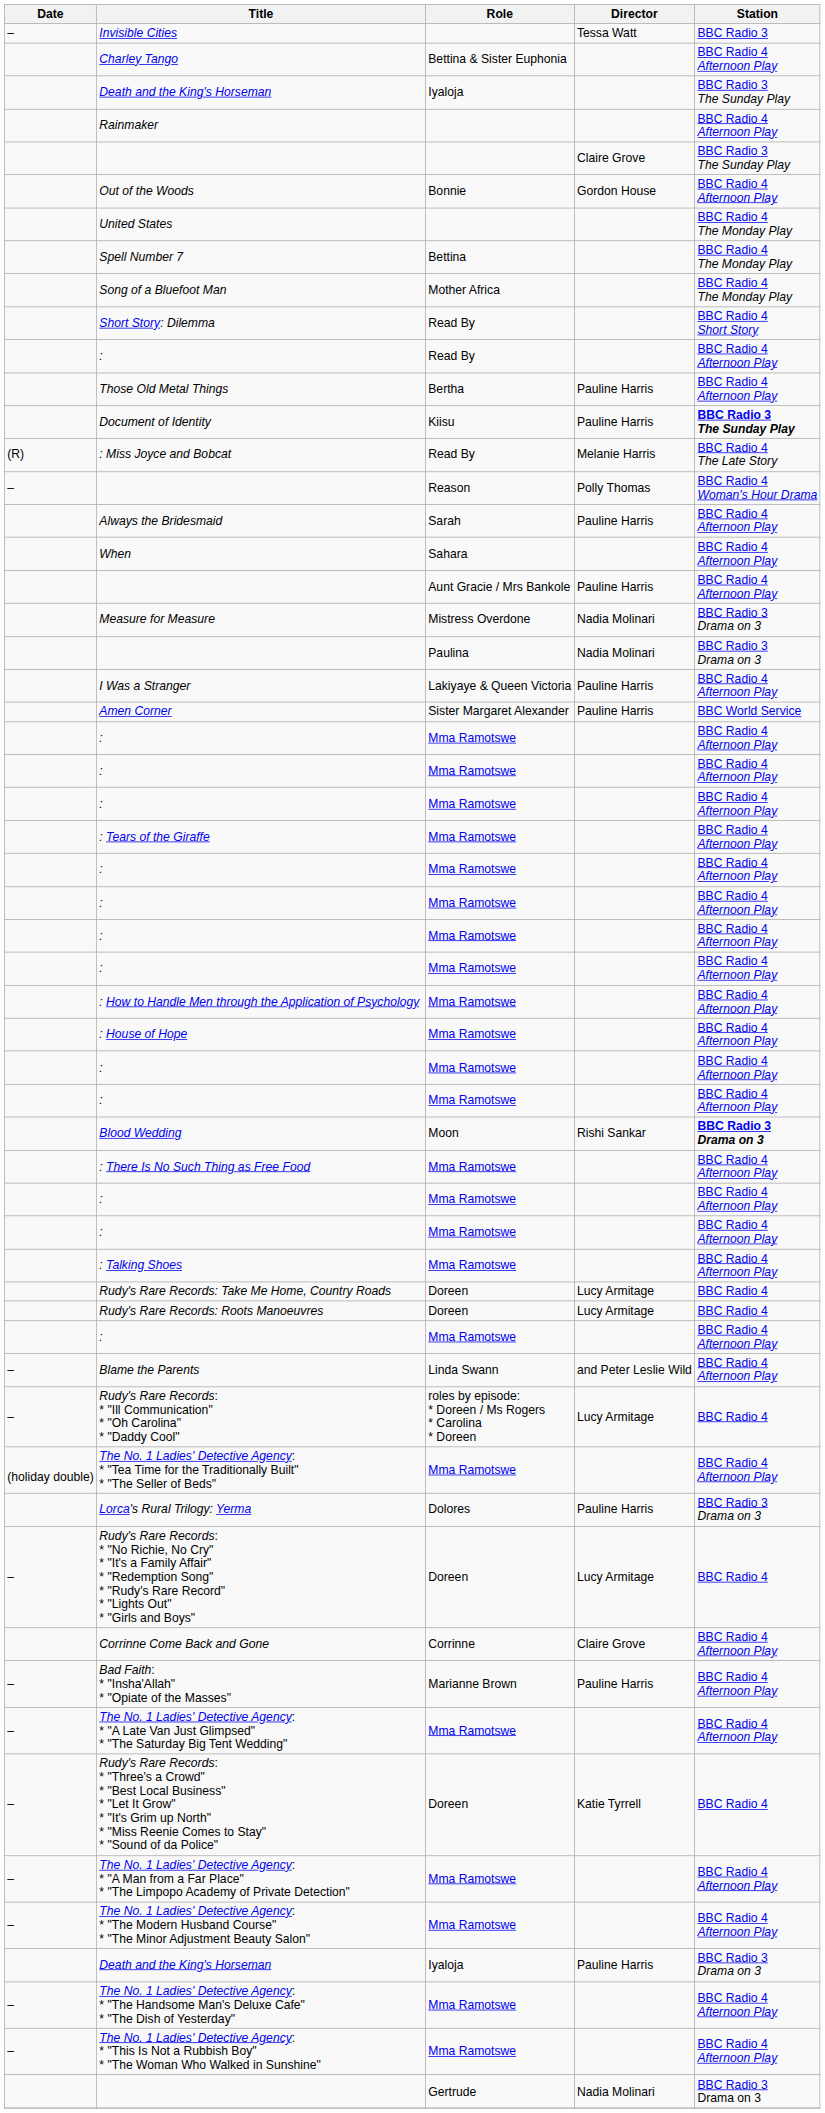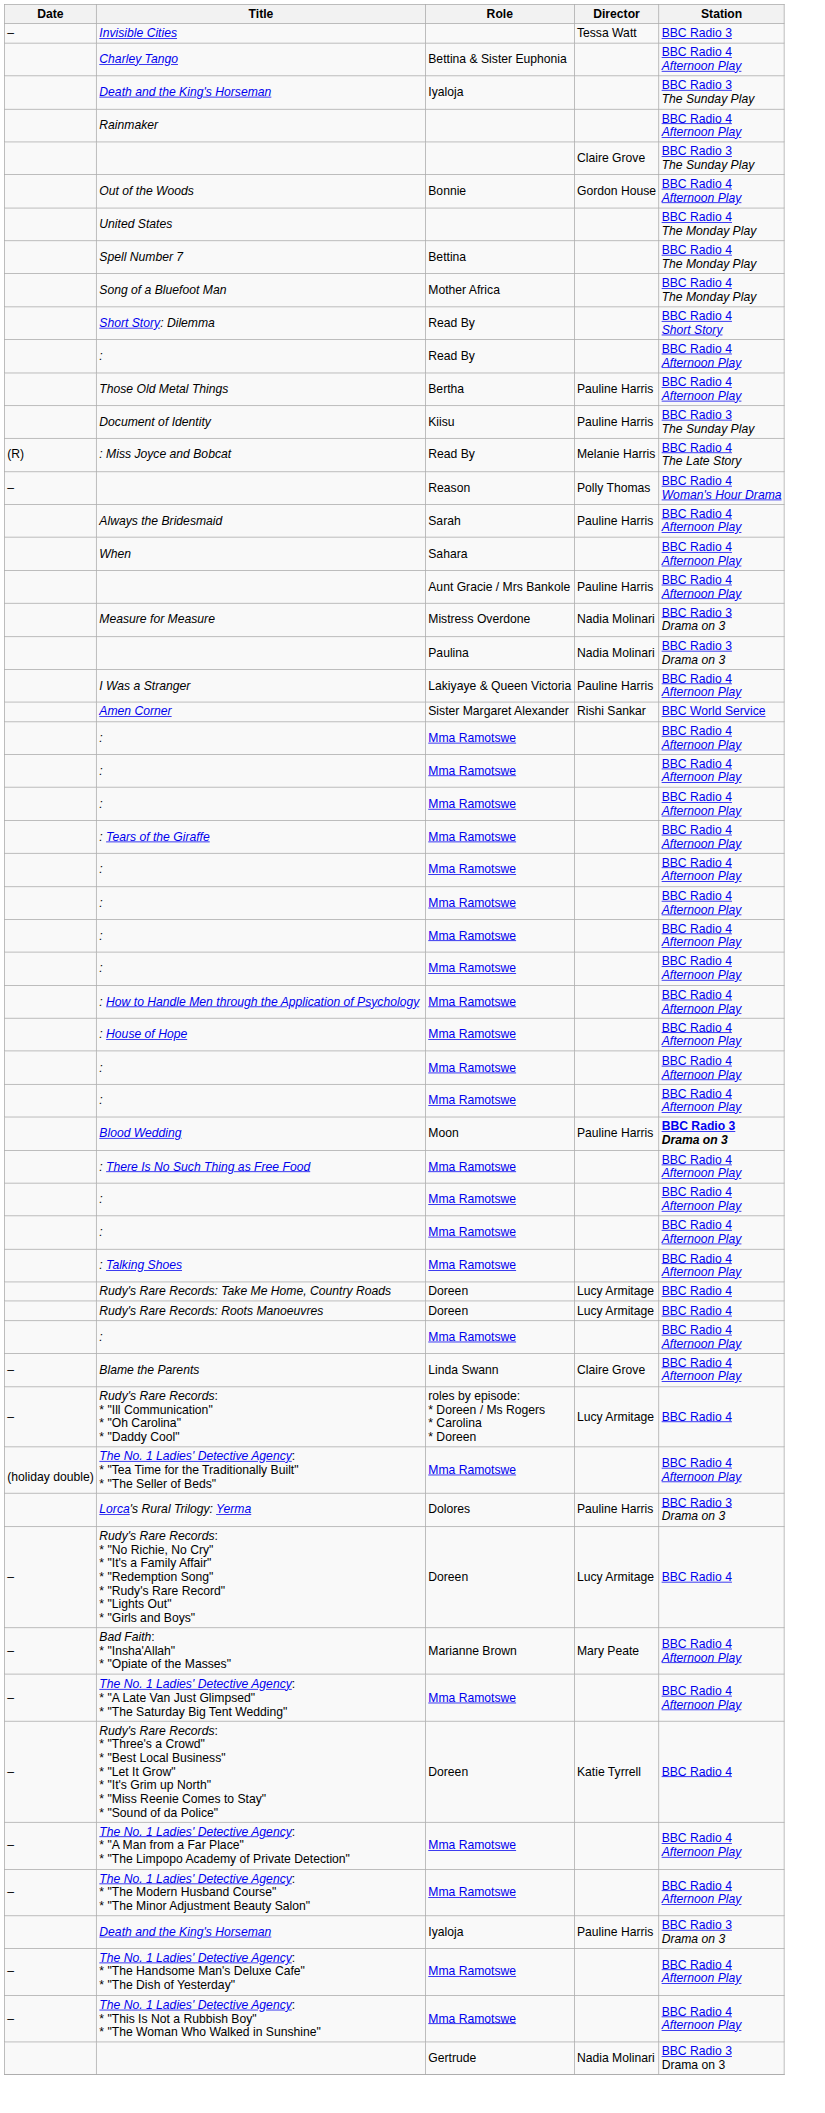(746, 422) bold -> (708, 422) normal
(615, 712) Pauline Harris -> (611, 712) Rishi Sankar
(611, 1133) Rishi Sankar -> (615, 1133) Pauline Harris
(634, 1370) and Peter Leslie Wild -> (611, 1370) Claire Grove
- row: (186, 1644)
(615, 1684) Pauline Harris -> (608, 1651) Mary Peate
